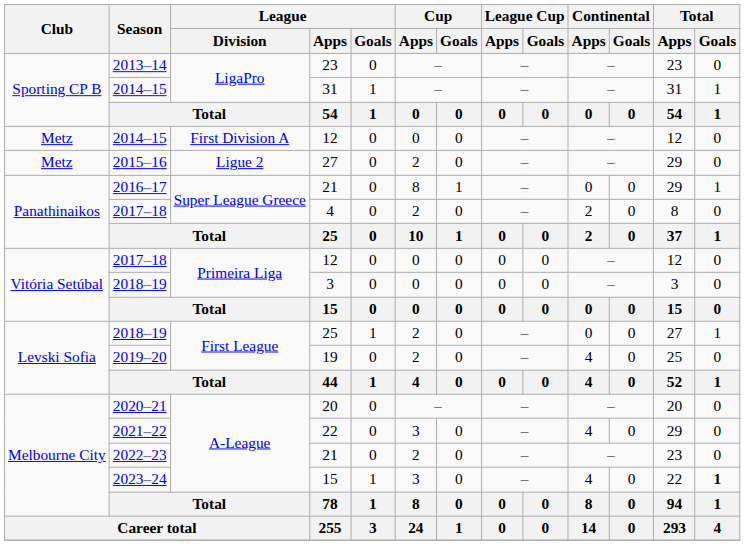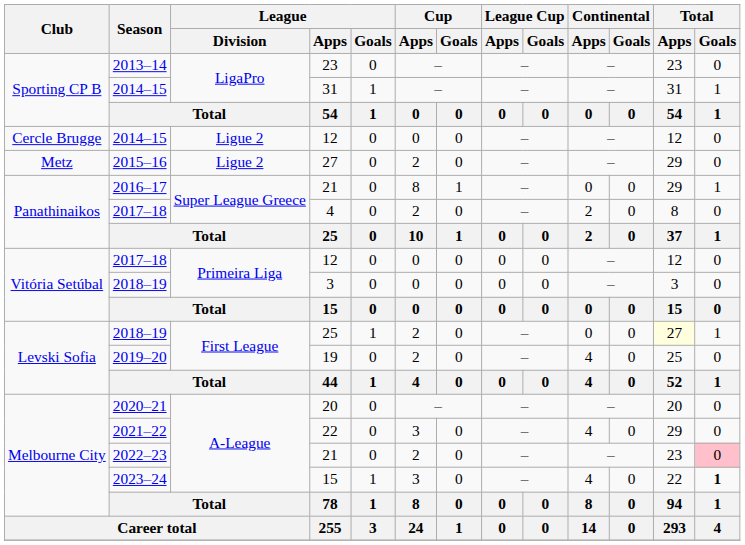(57, 138) Metz -> (57, 138) Cercle Brugge
(240, 138) First Division A -> (240, 138) Ligue 2
(674, 333) no background -> (674, 333) lightyellow background
(717, 455) no background -> (717, 455) pink background
